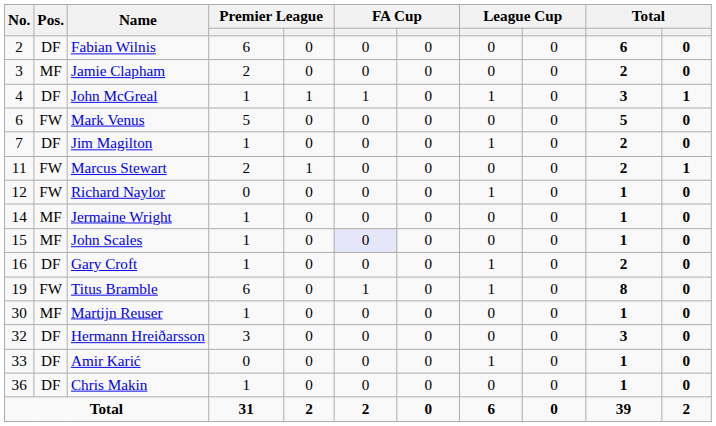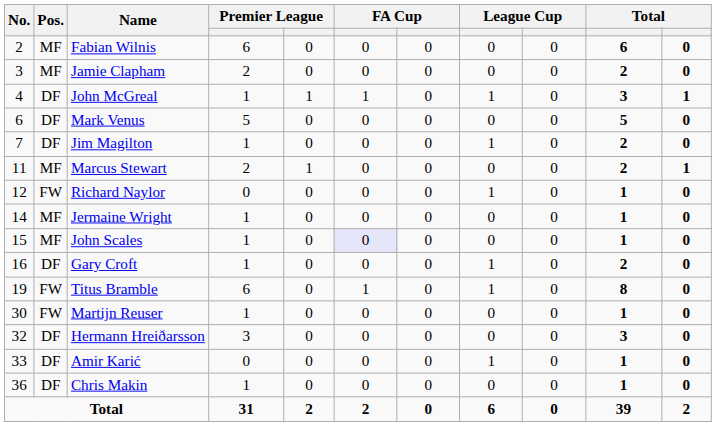(51, 47) DF -> (51, 47) MF
(51, 119) FW -> (51, 119) DF
(51, 168) FW -> (51, 168) MF
(51, 312) MF -> (51, 312) FW
